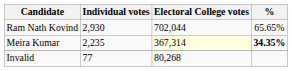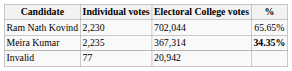(94, 27) 2,930 -> (94, 27) 2,230
(170, 43) lightyellow background -> (170, 43) no background
(168, 58) 80,268 -> (168, 58) 20,942
